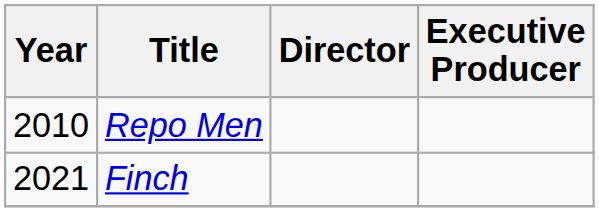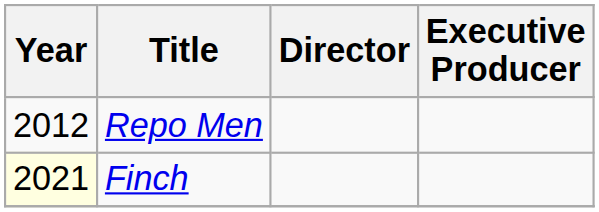(51, 124) 2010 -> (51, 124) 2012
(51, 178) no background -> (51, 178) lightyellow background
